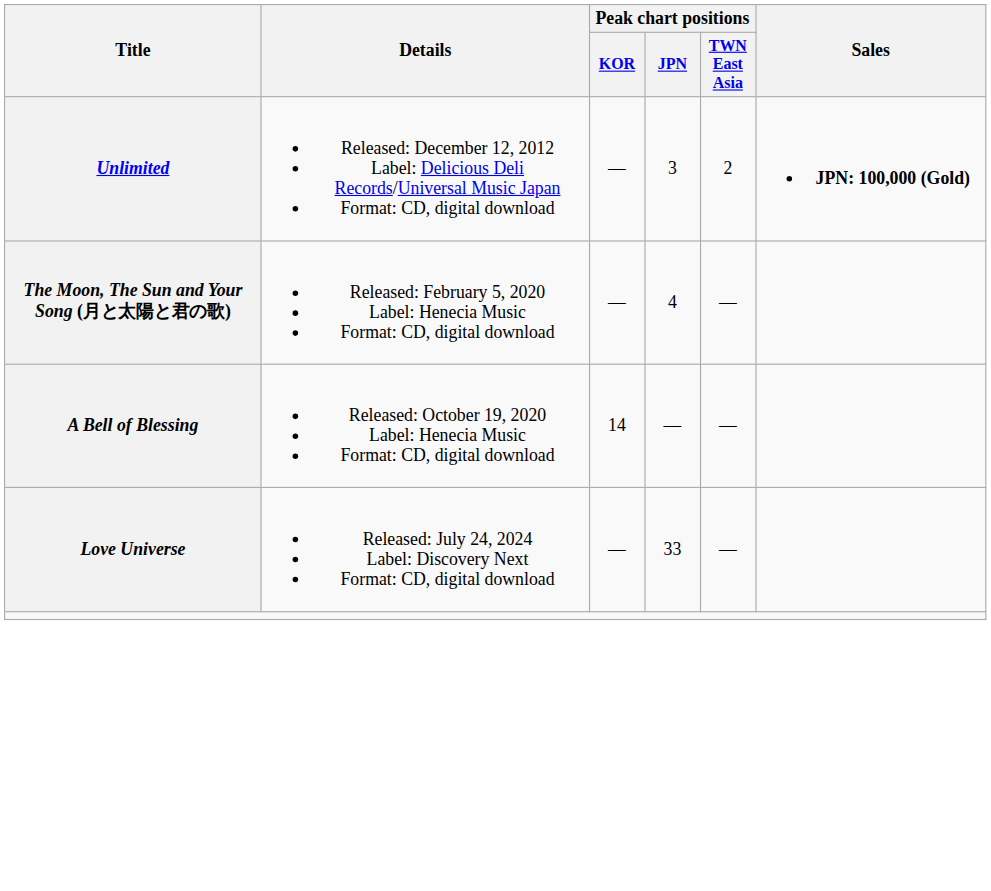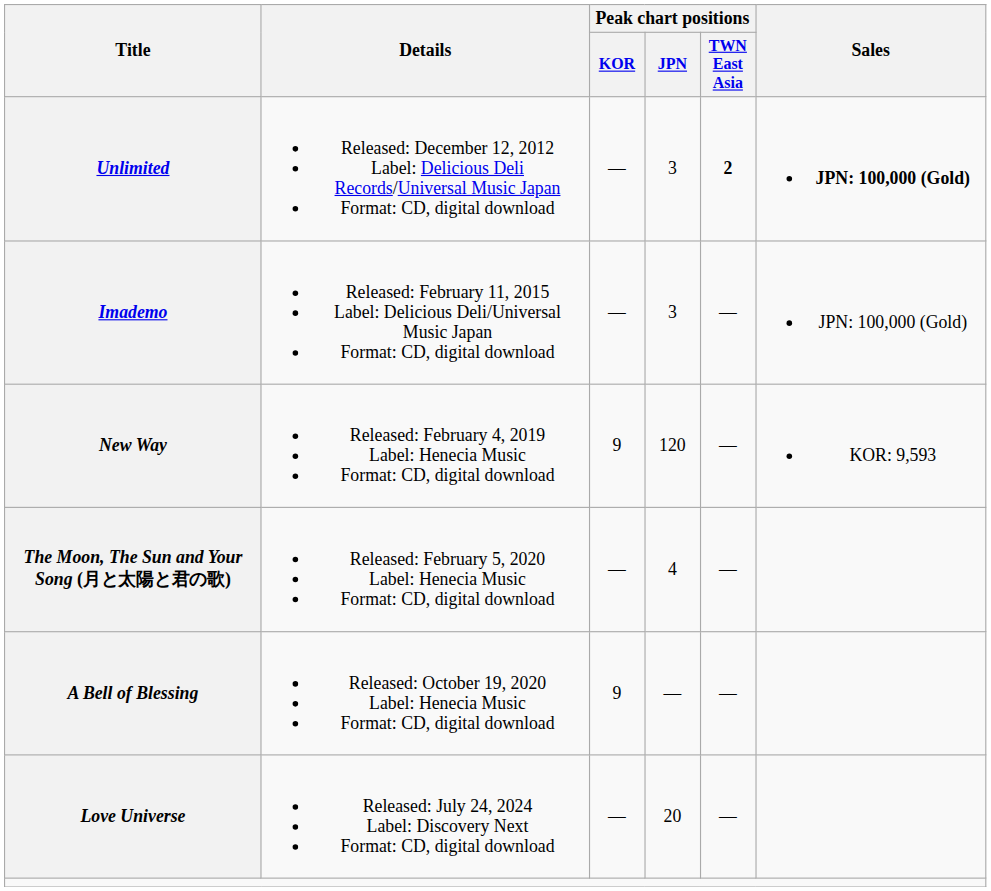(728, 168) normal -> (728, 168) bold
+ row: (133, 312)
+ row: (133, 445)
(617, 425) 14 -> (617, 693) 9
(672, 549) 33 -> (672, 816) 20
